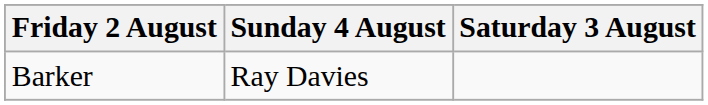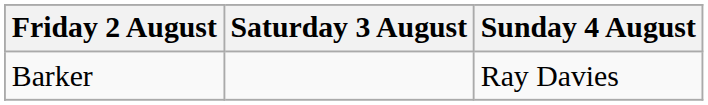columns swapped: (578, 28) <-> (338, 28)
